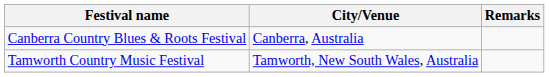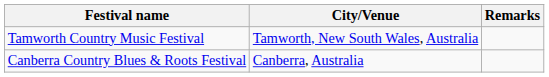rows swapped: (127, 38) <-> (106, 60)
